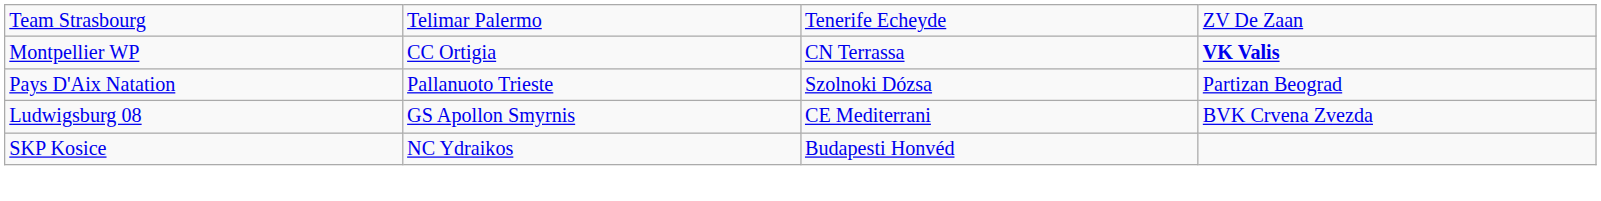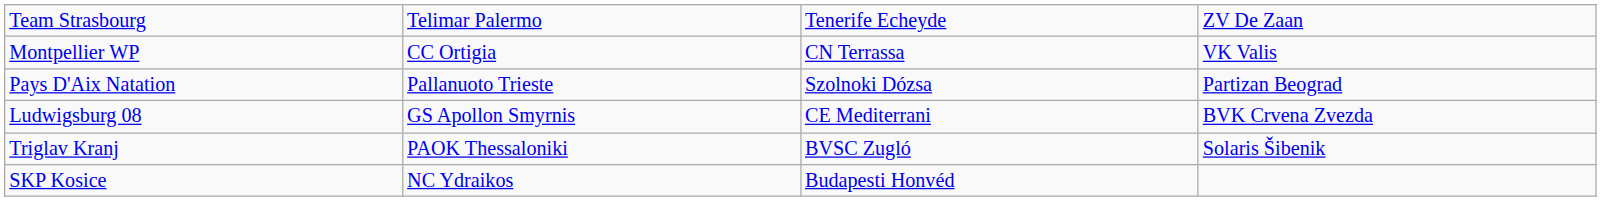(1241, 52) bold -> (1240, 52) normal
+ row: (64, 148)
